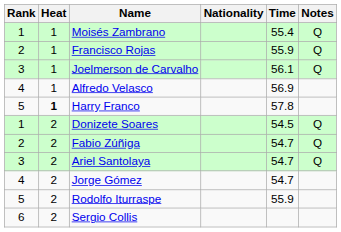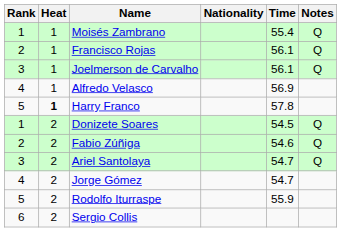(282, 50) 55.9 -> (282, 50) 56.1
(282, 143) 54.7 -> (282, 143) 54.6
